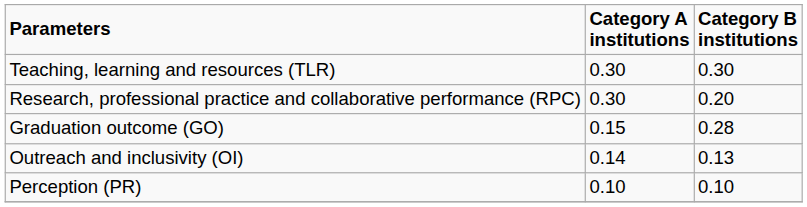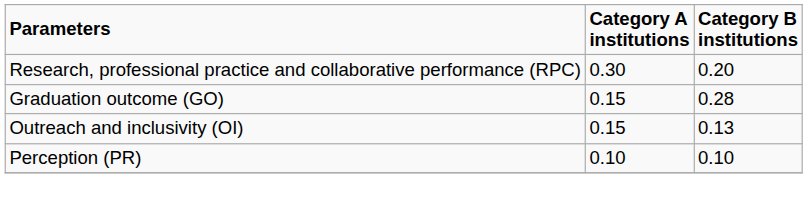- row: (172, 69)
(608, 157) 0.14 -> (608, 128) 0.15
